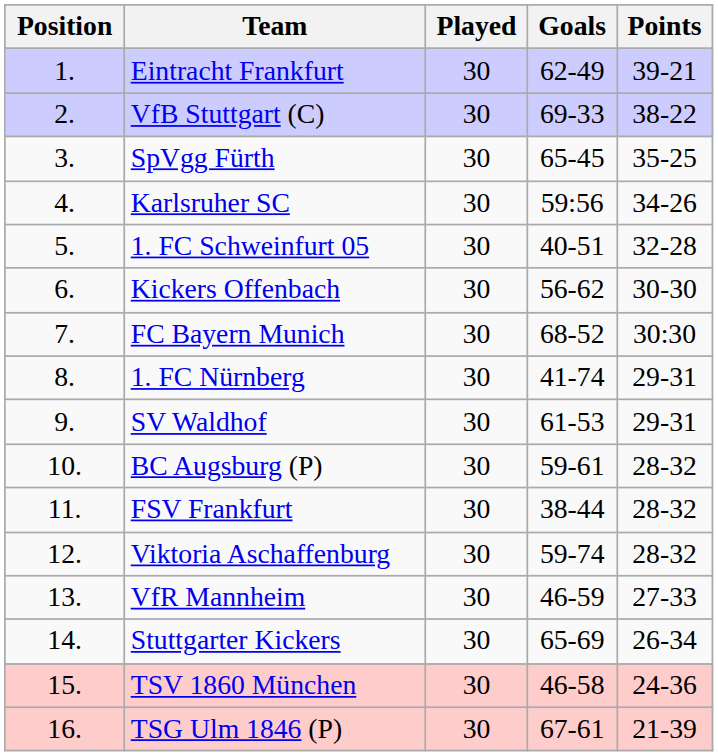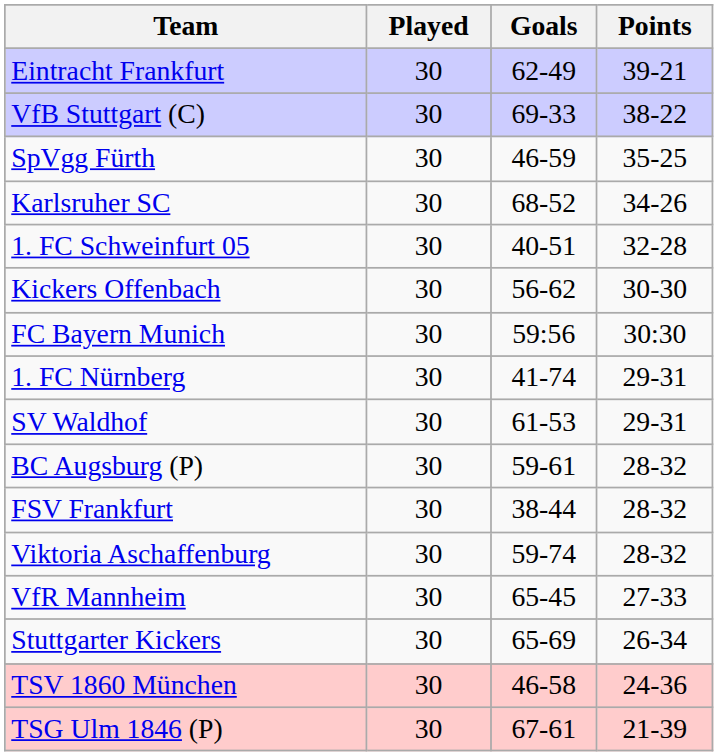- column: (65, 26)
(572, 158) 65-45 -> (544, 158) 46-59
(572, 202) 59:56 -> (544, 202) 68-52
(572, 333) 68-52 -> (544, 333) 59:56
(572, 597) 46-59 -> (544, 597) 65-45
